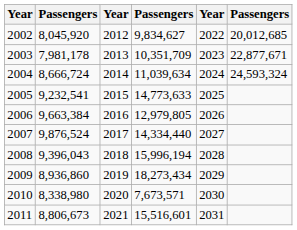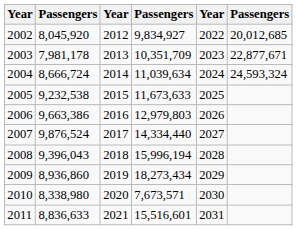(160, 34) 9,834,627 -> (160, 34) 9,834,927
(64, 94) 9,232,541 -> (64, 94) 9,232,538
(163, 94) 14,773,633 -> (163, 94) 11,673,633
(64, 114) 9,663,384 -> (64, 114) 9,663,386
(163, 114) 12,979,805 -> (163, 114) 12,979,803
(64, 214) 8,806,673 -> (64, 214) 8,836,633
